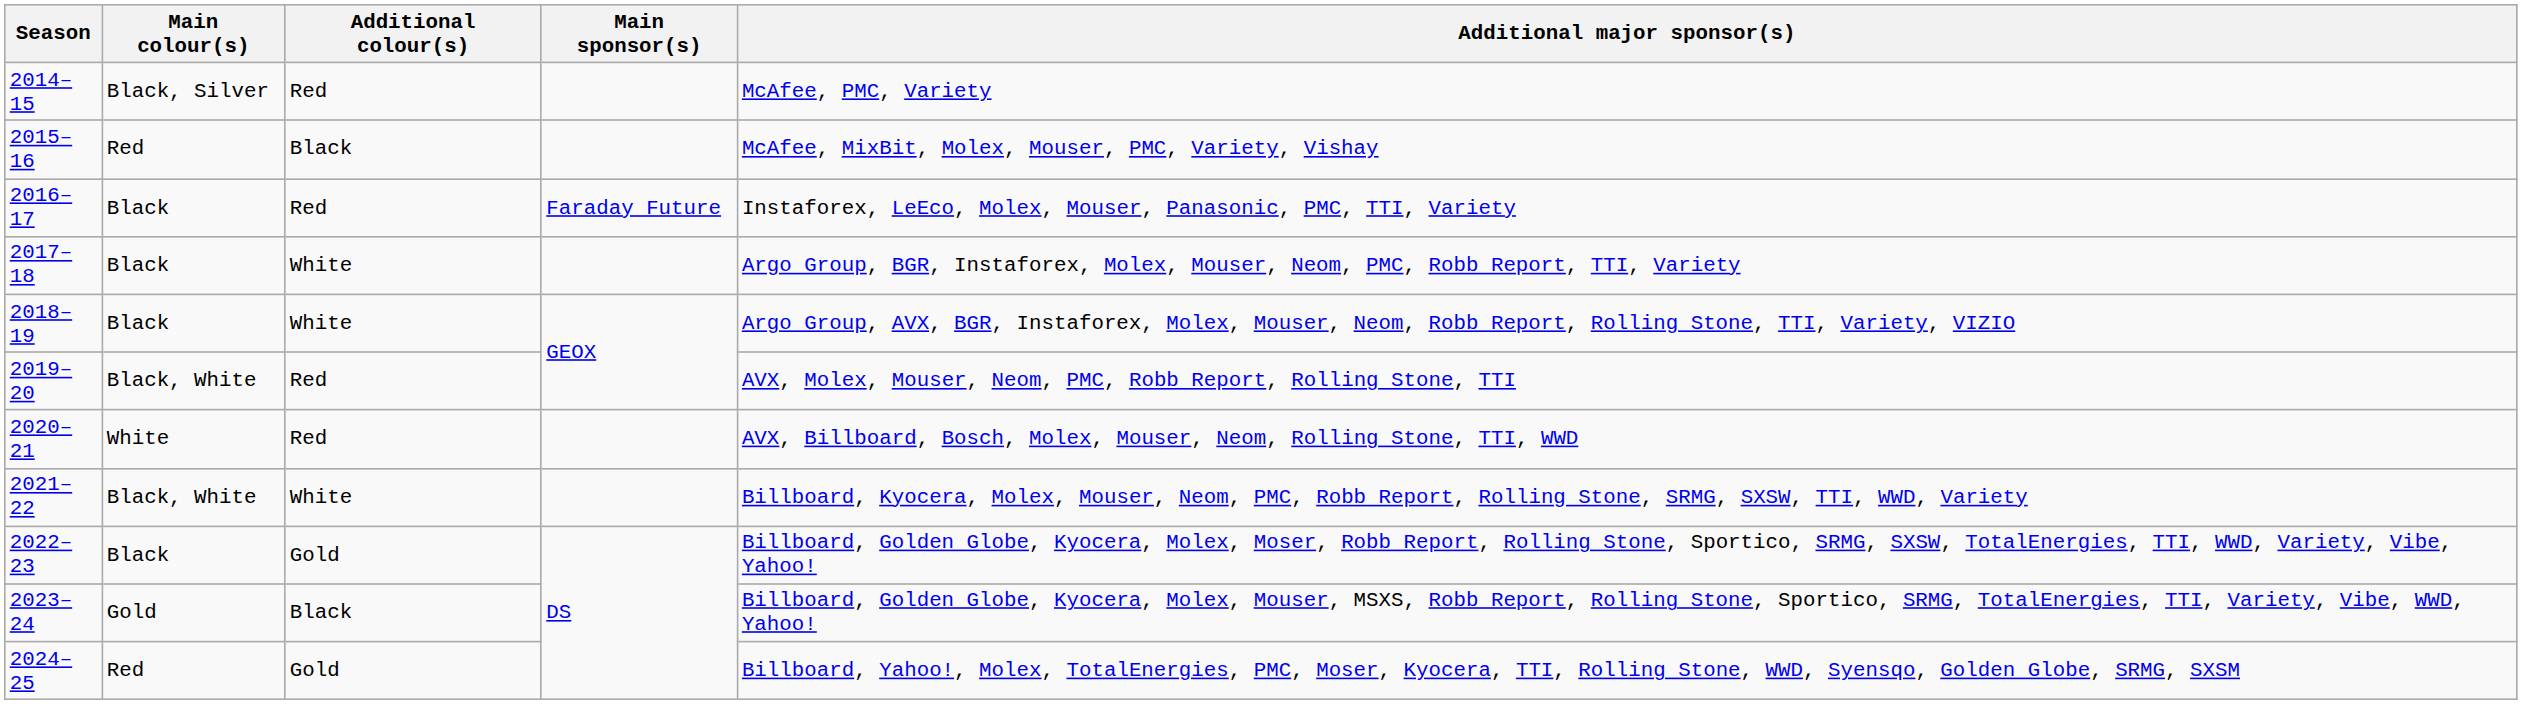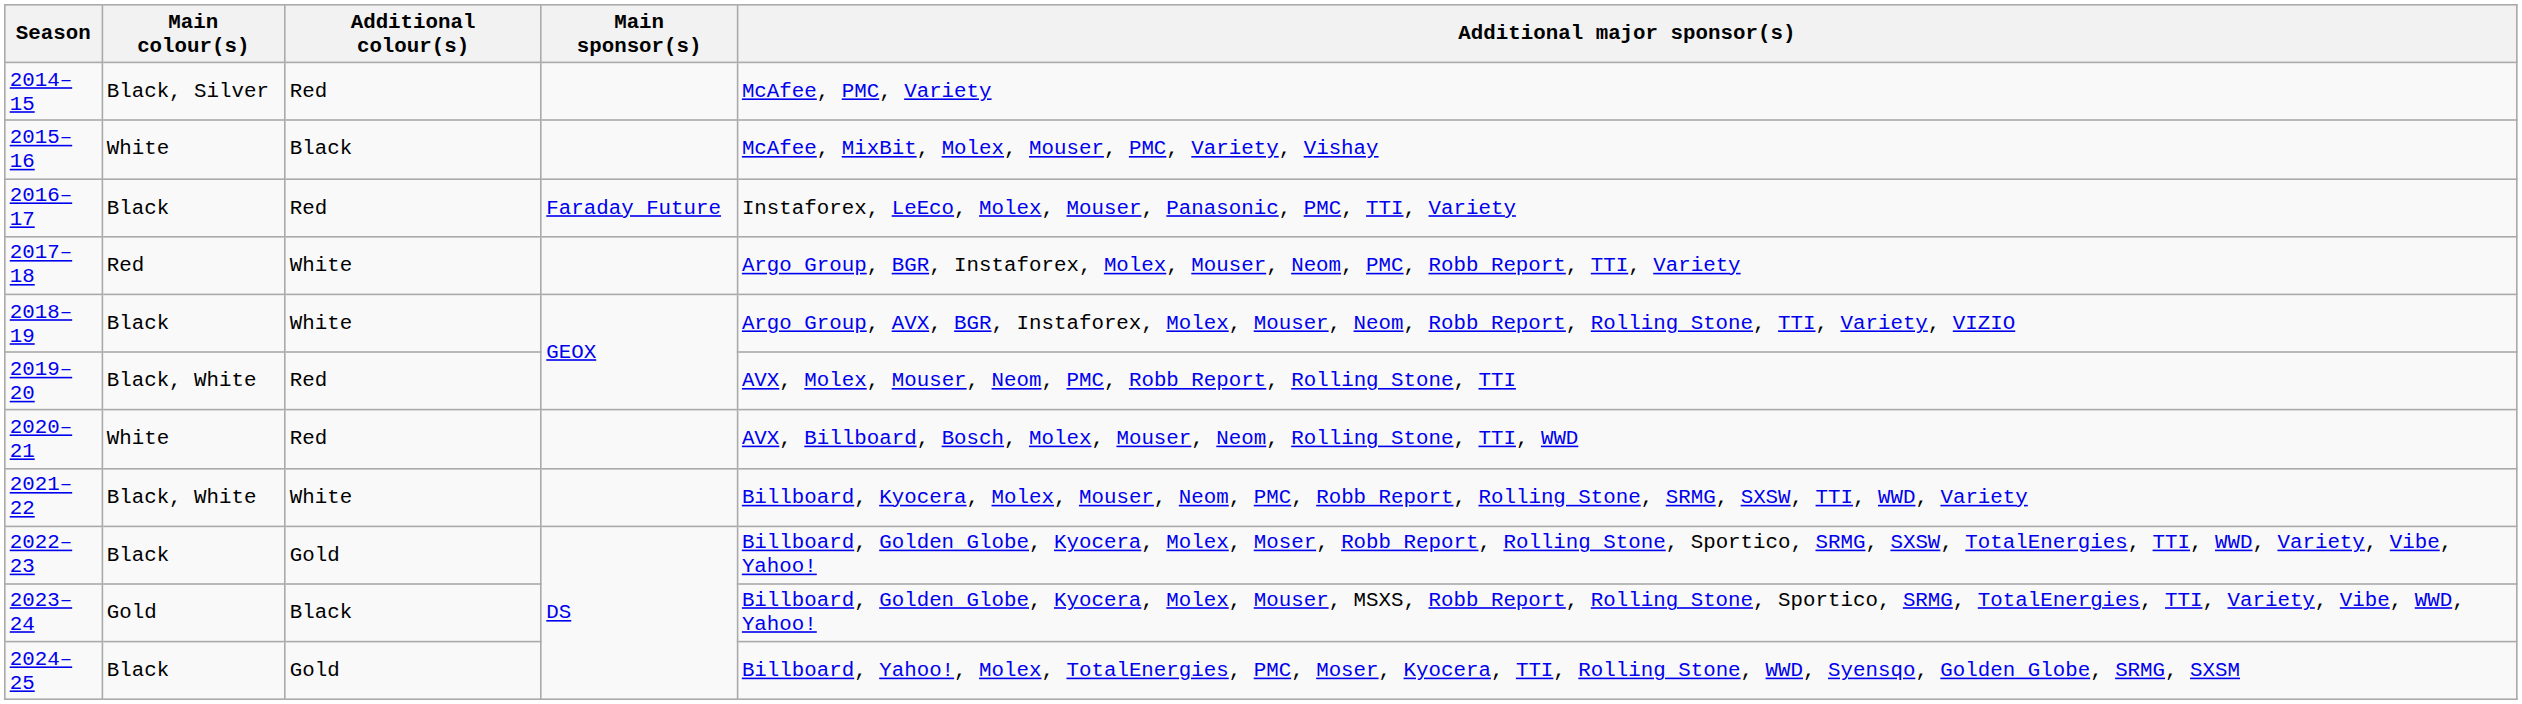(125, 150) Red -> (138, 150) White
(138, 265) Black -> (125, 265) Red
(125, 671) Red -> (138, 671) Black
